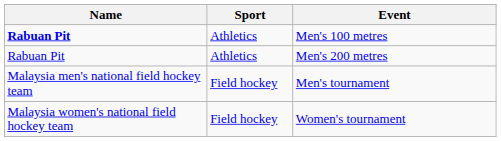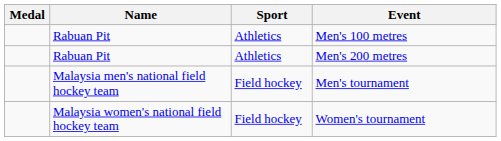+ column: (27, 14)
(39, 35) bold -> (82, 35) normal
